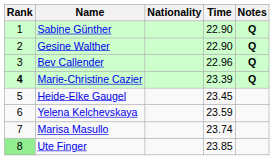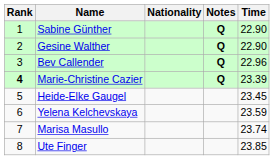columns swapped: (219, 12) <-> (252, 12)
(20, 146) lightgreen background -> (20, 146) no background
